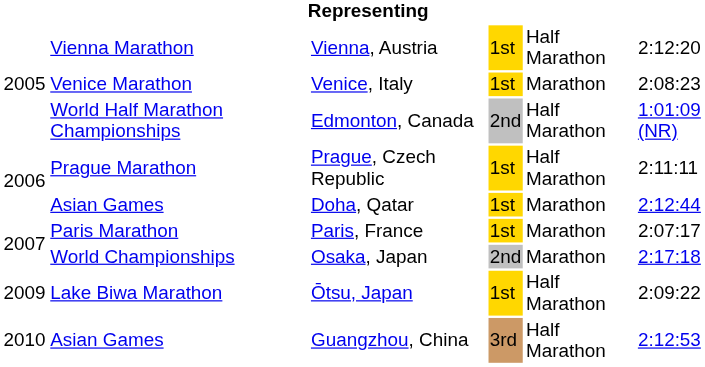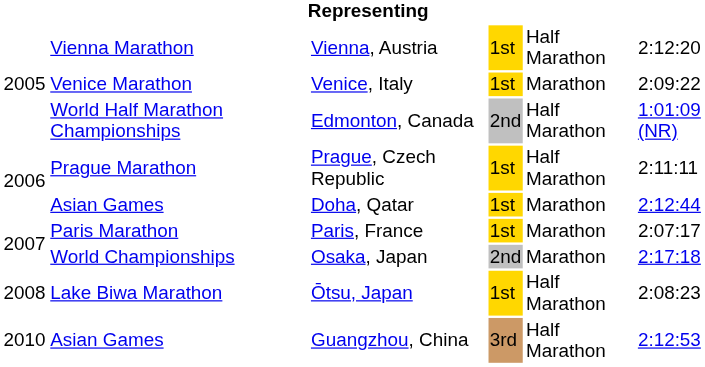(669, 84) 2:08:23 -> (669, 84) 2:09:22
(25, 293) 2009 -> (25, 293) 2008
(669, 293) 2:09:22 -> (669, 293) 2:08:23
